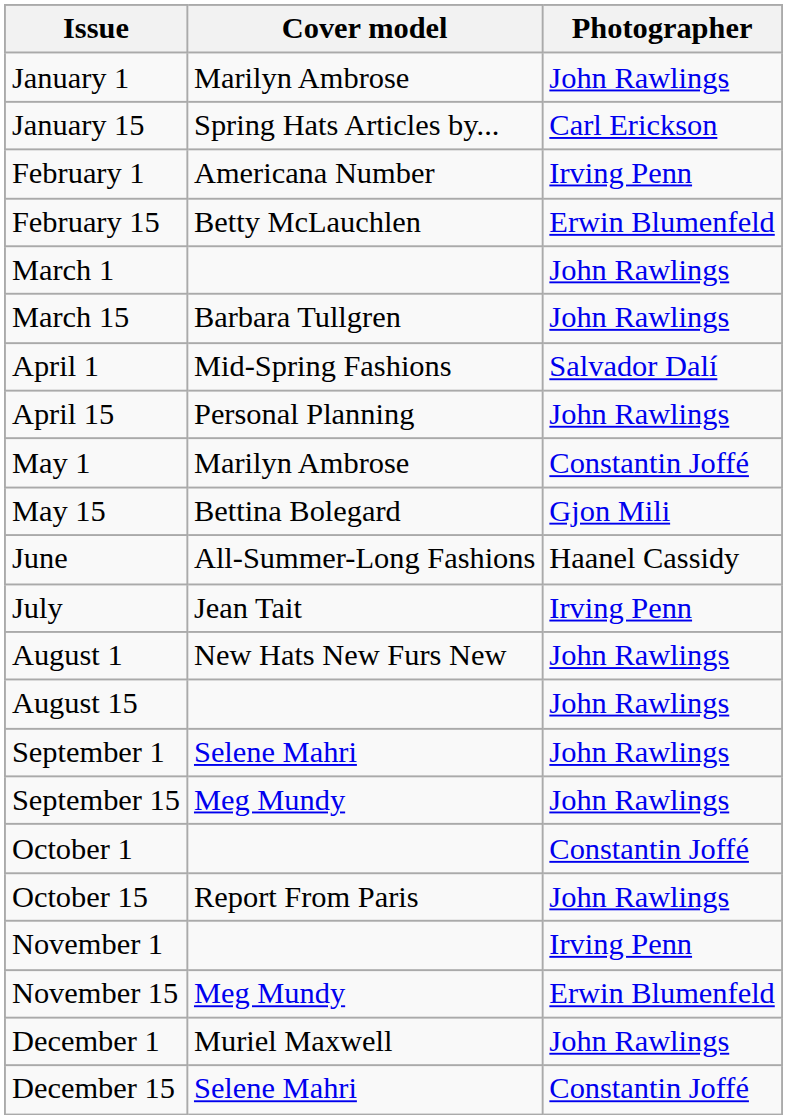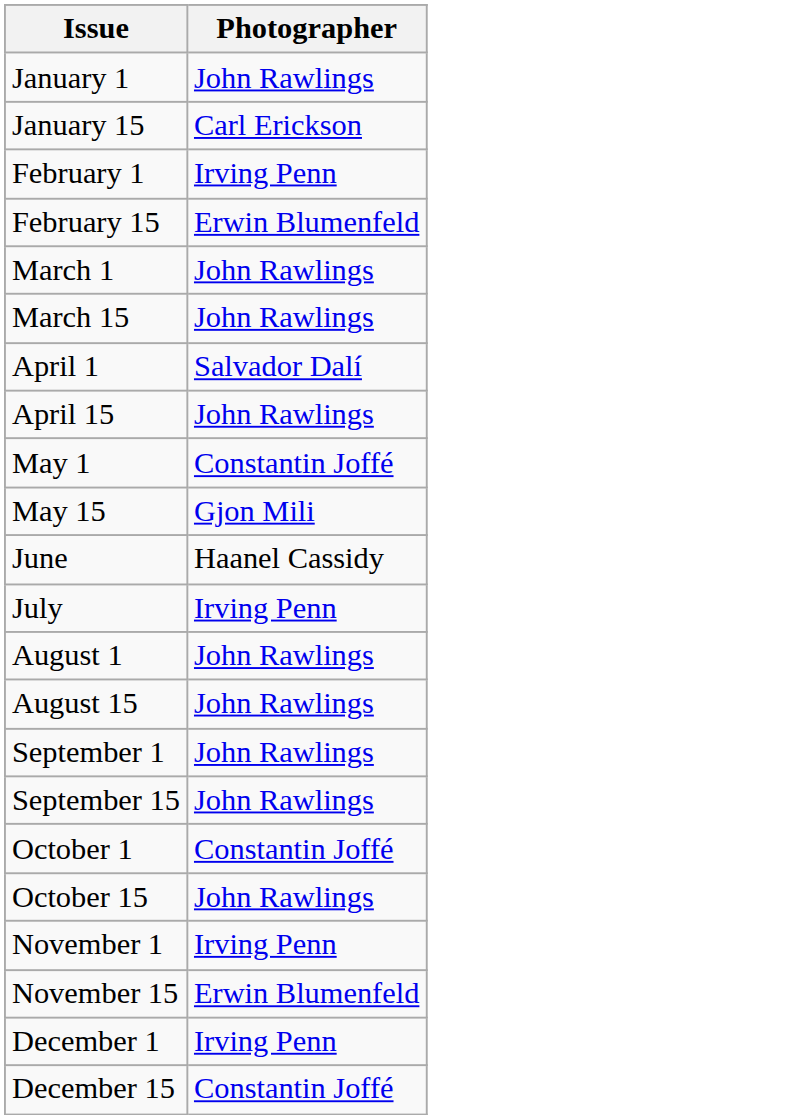- column: (365, 28)
(639, 1041) John Rawlings -> (265, 1041) Irving Penn
